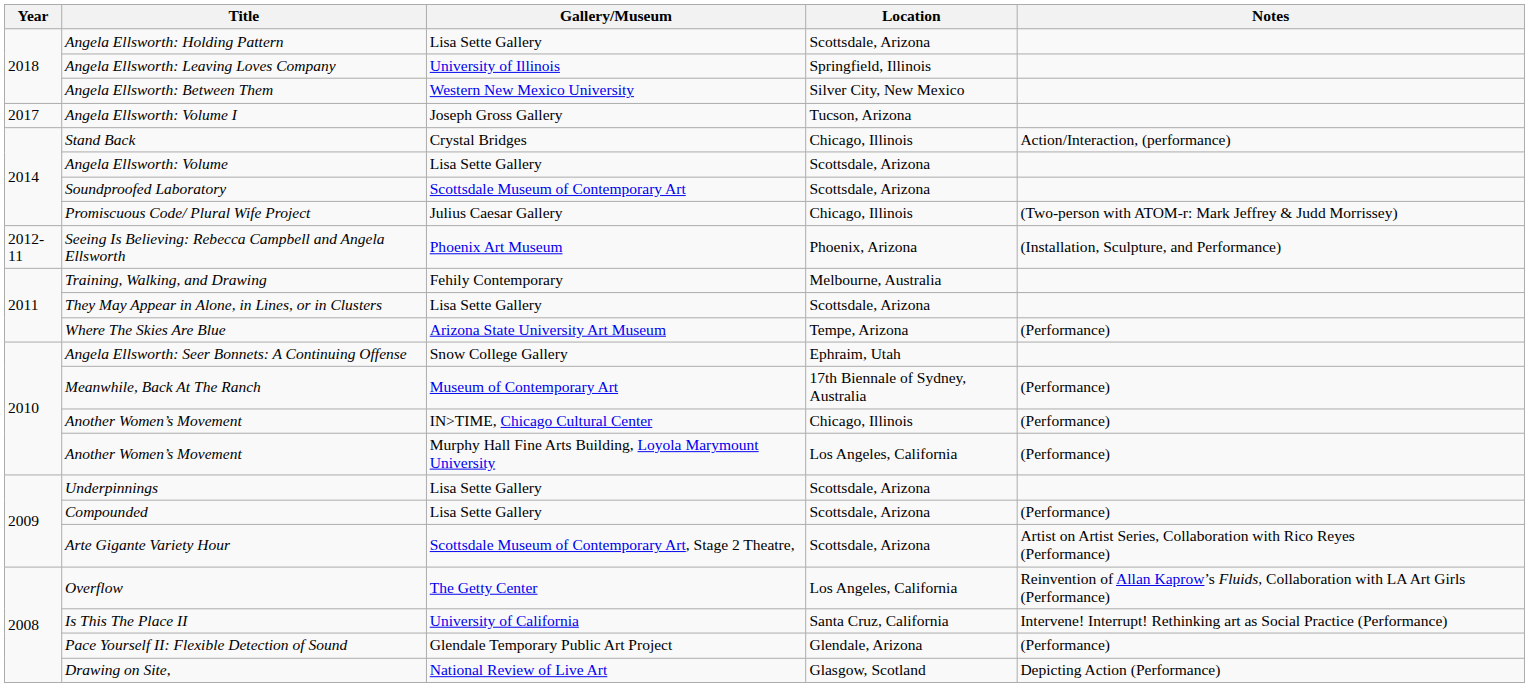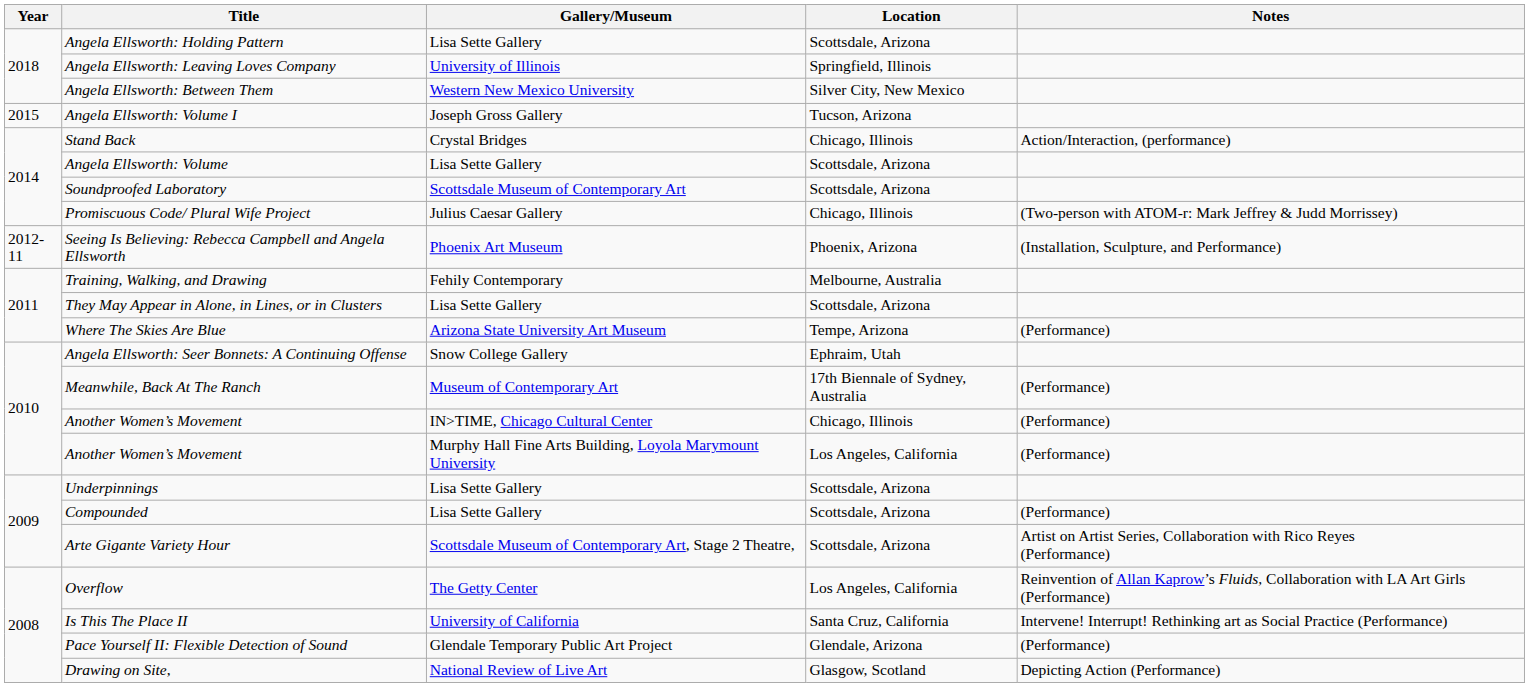(24, 115) 2017 -> (24, 115) 2015
